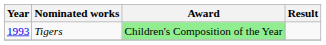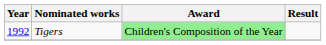(18, 31) 1993 -> (18, 31) 1992
